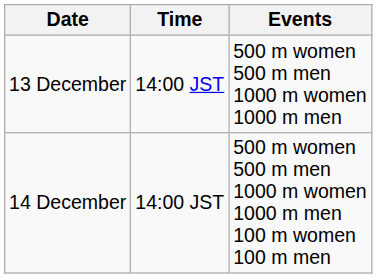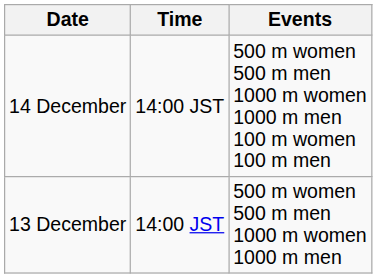rows swapped: (68, 83) <-> (68, 202)
